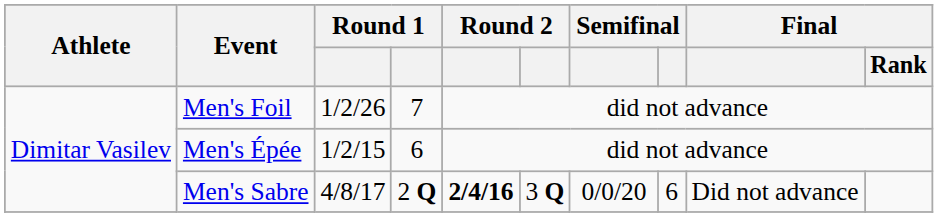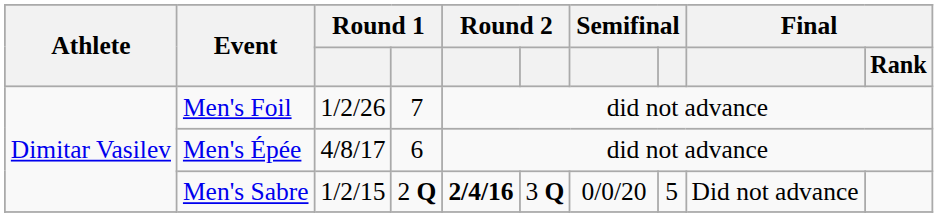(353, 149) 1/2/15 -> (353, 149) 4/8/17
(353, 191) 4/8/17 -> (353, 191) 1/2/15
(672, 191) 6 -> (672, 191) 5
